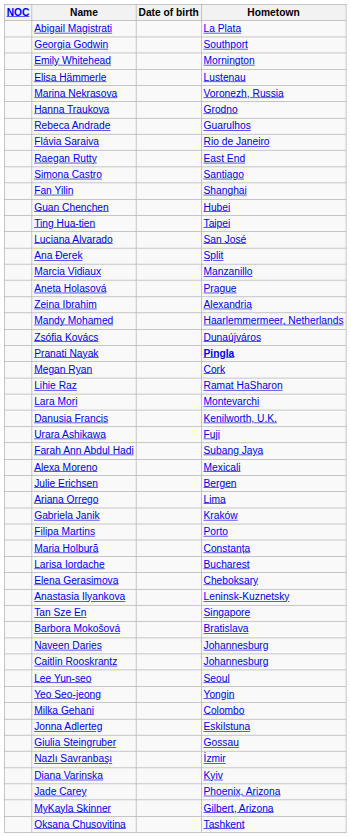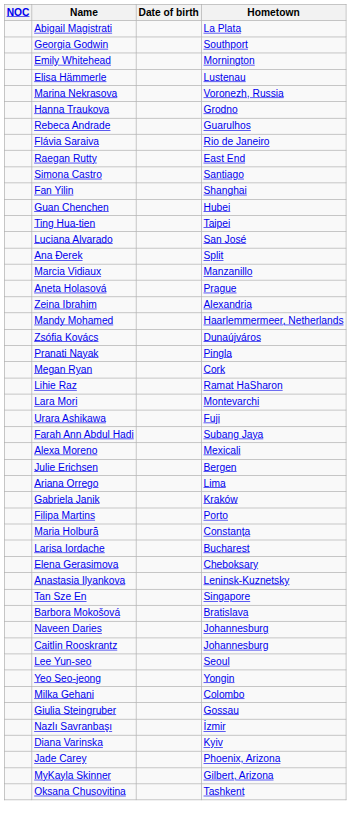(219, 353) bold -> (218, 353) normal
- row: (71, 418)
- row: (68, 727)
